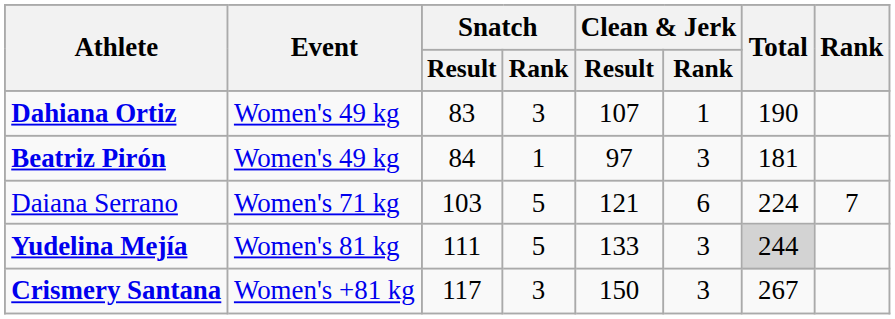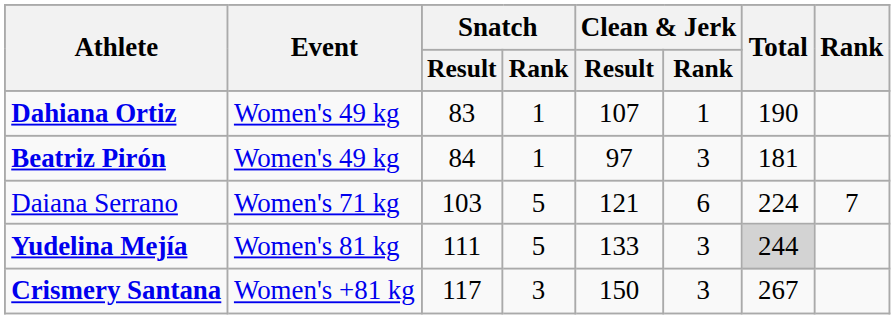(539, 113) 3 -> (539, 113) 1
